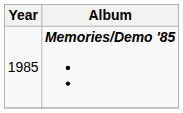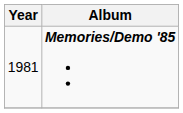(23, 67) 1985 -> (23, 67) 1981
